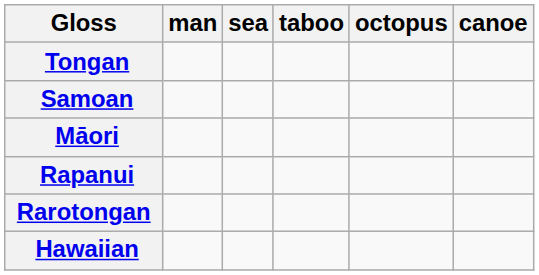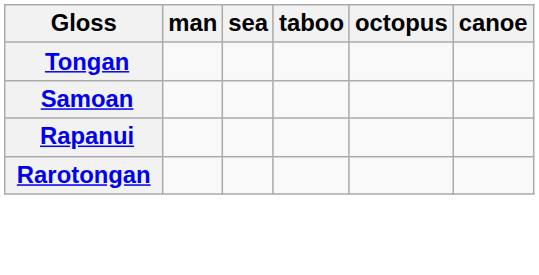- row: (84, 136)
- row: (84, 250)
